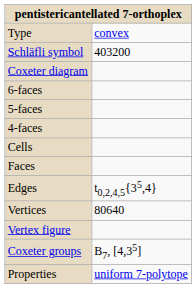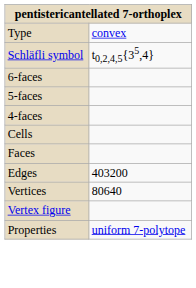(112, 52) 403200 -> (123, 55) t0,2,4,5{35,4}
- row: (48, 71)
(125, 188) t0,2,4,5{35,4} -> (110, 172) 403200
- row: (44, 251)
